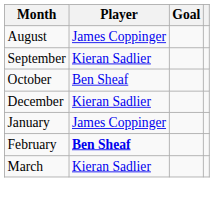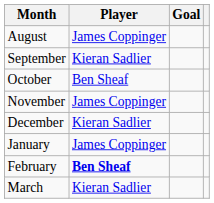+ row: (36, 101)
